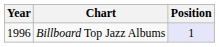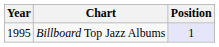(19, 32) 1996 -> (19, 32) 1995
